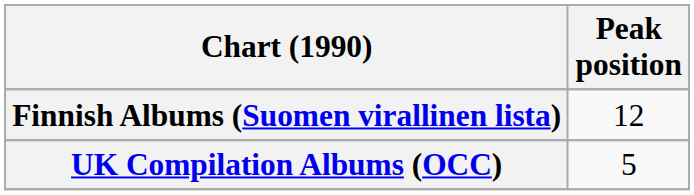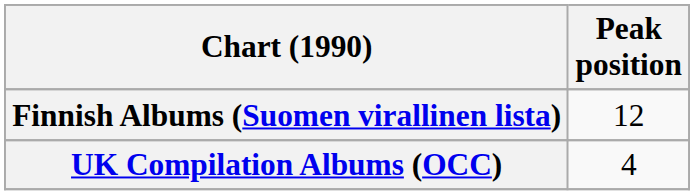(629, 164) 5 -> (629, 164) 4
